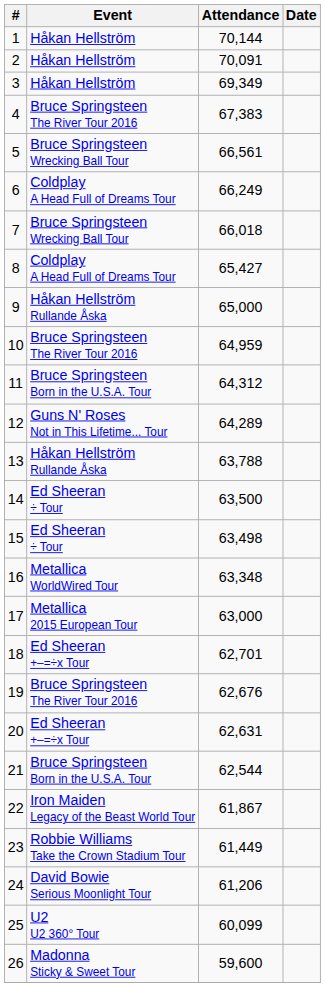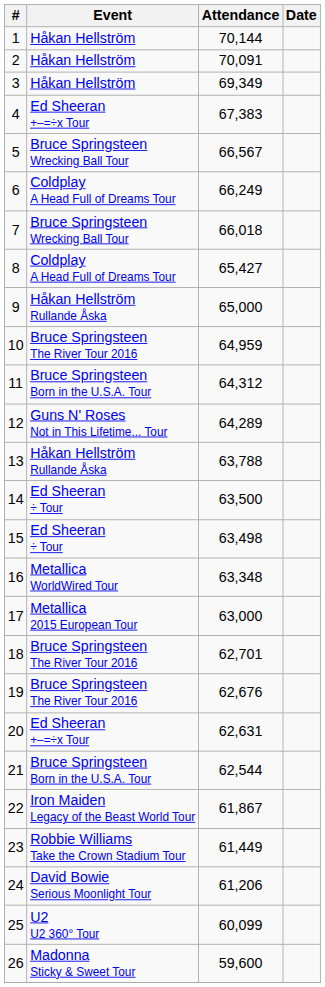(89, 114) Bruce Springsteen The River Tour 2016 -> (68, 114) Ed Sheeran +–=÷x Tour
(241, 152) 66,561 -> (241, 152) 66,567
(68, 654) Ed Sheeran +–=÷x Tour -> (89, 654) Bruce Springsteen The River Tour 2016
